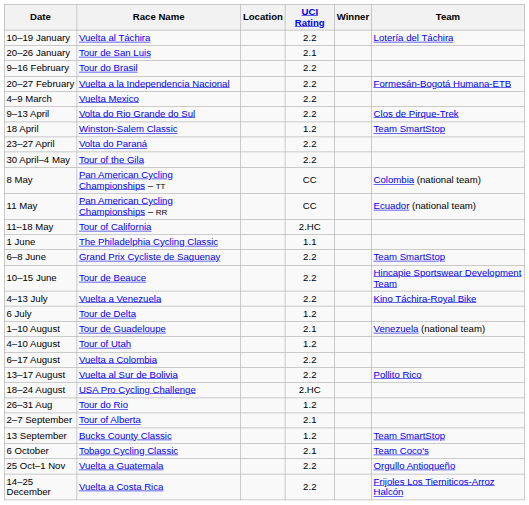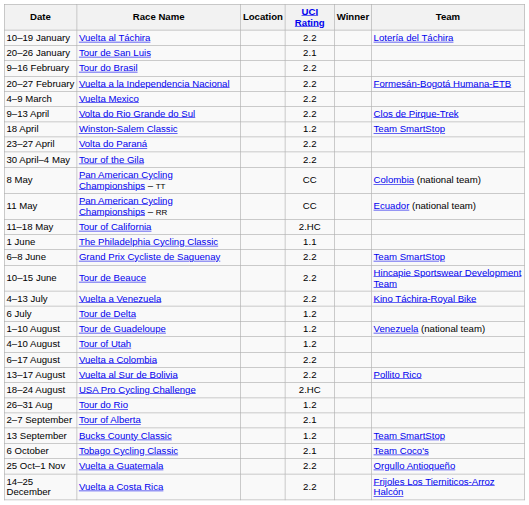(310, 329) 2.1 -> (310, 329) 1.2
